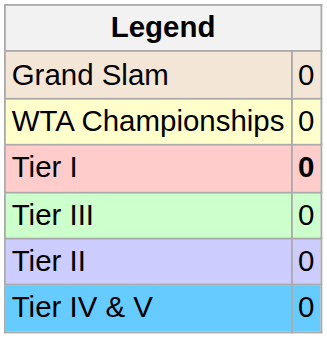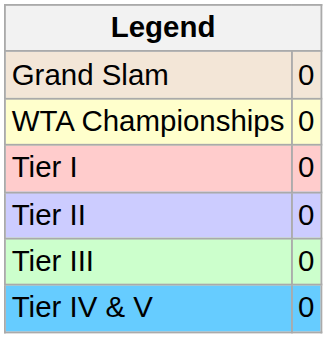(306, 167) bold -> (306, 167) normal
rows swapped: (49, 261) <-> (53, 214)
